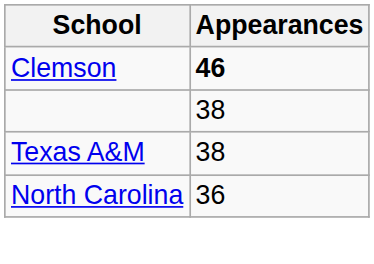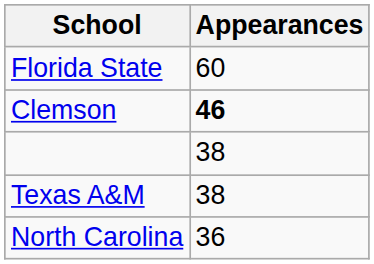+ row: (87, 68)
